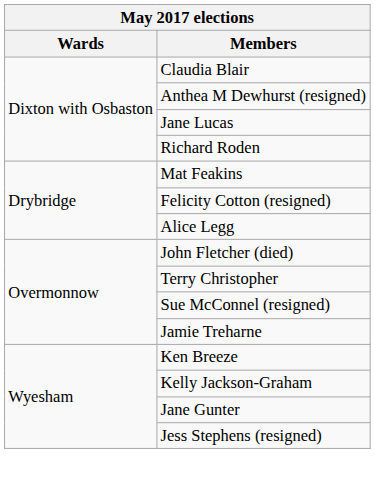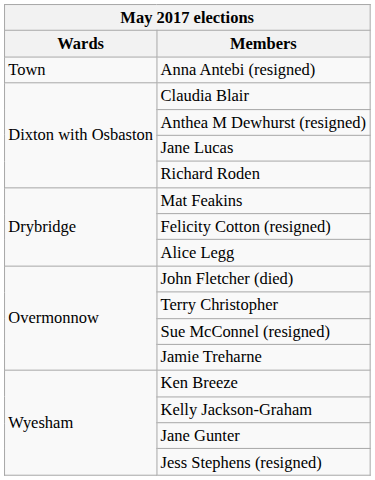+ row: (238, 69)
